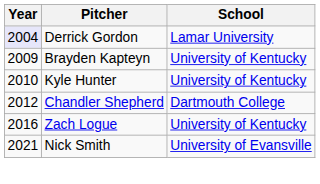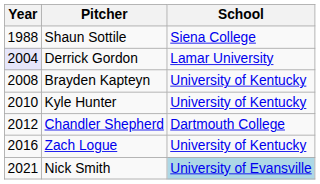+ row: (85, 37)
(23, 59) 2009 -> (23, 80) 2008
(241, 146) no background -> (241, 168) lightblue background
